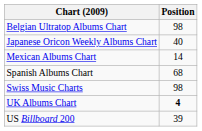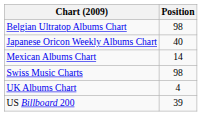- row: (50, 73)
(178, 103) bold -> (178, 88) normal
